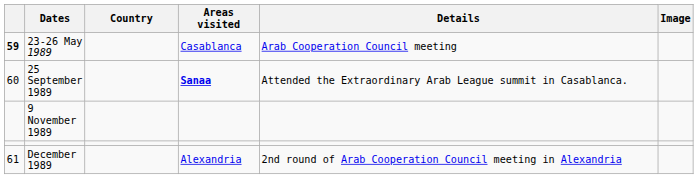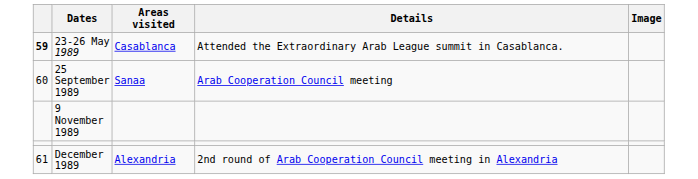- column: (131, 19)
(359, 47) Arab Cooperation Council meeting -> (380, 47) Attended the Extraordinary Arab League summit in Casablanca.
(196, 81) bold -> (130, 81) normal
(445, 81) Attended the Extraordinary Arab League summit in Casablanca. -> (295, 81) Arab Cooperation Council meeting
